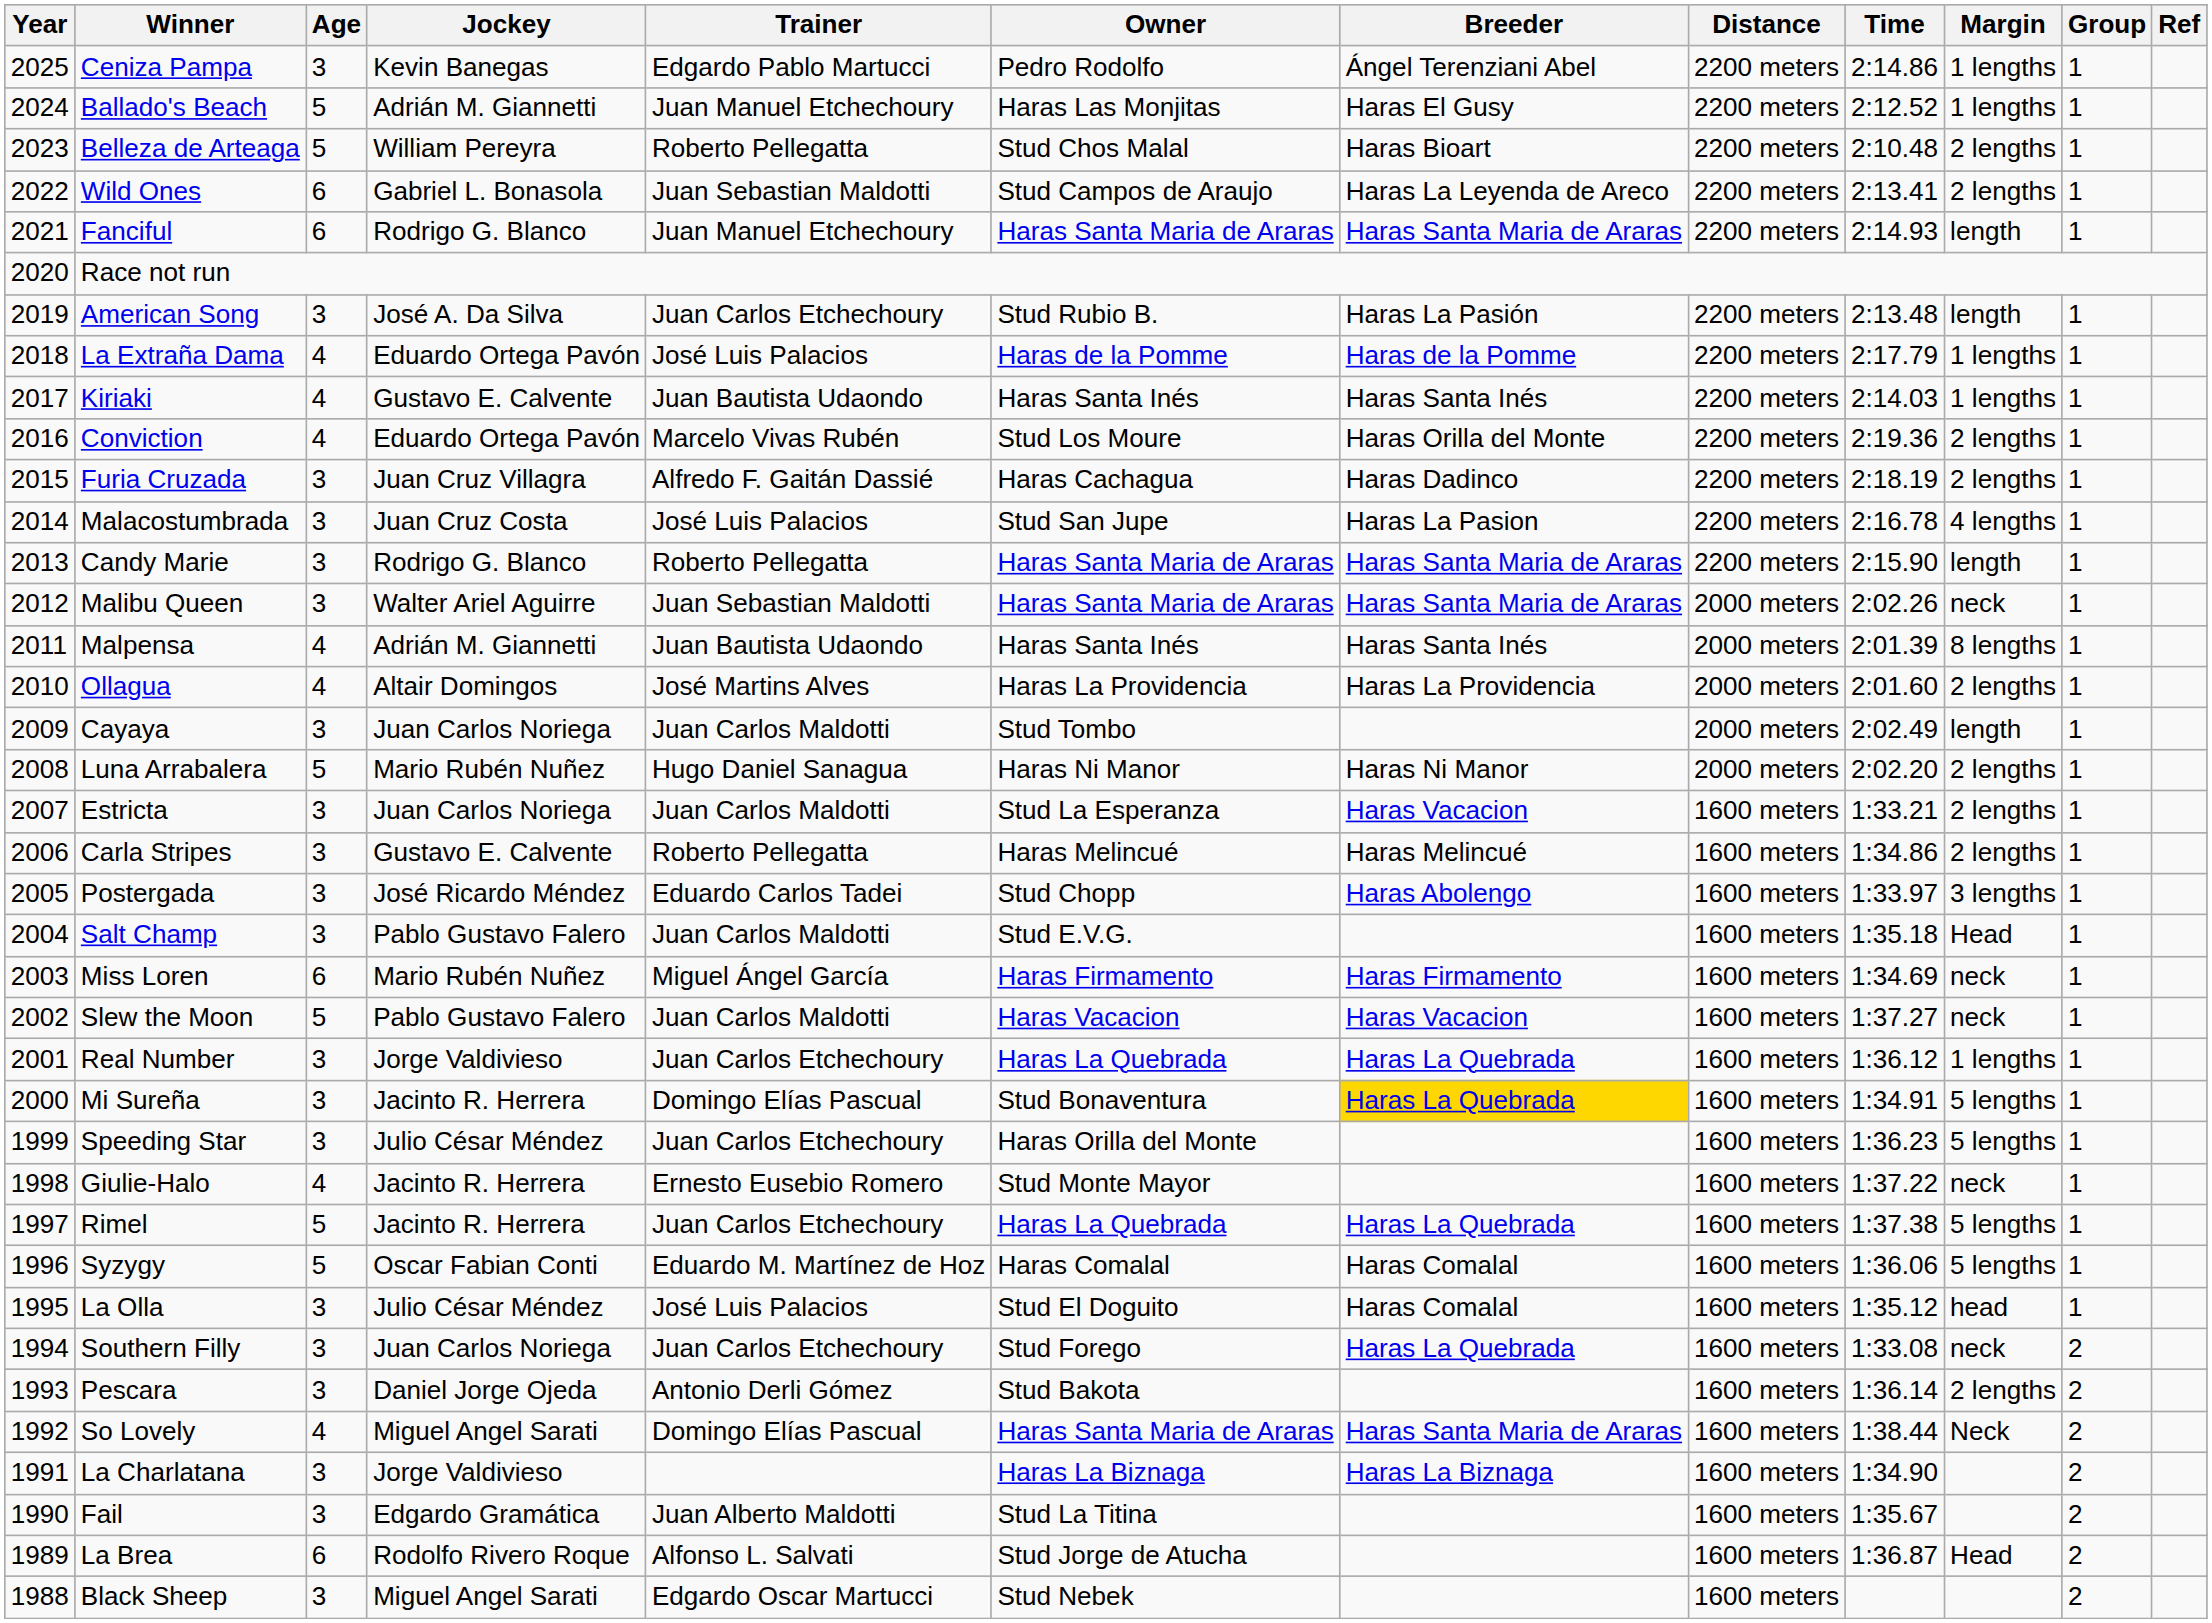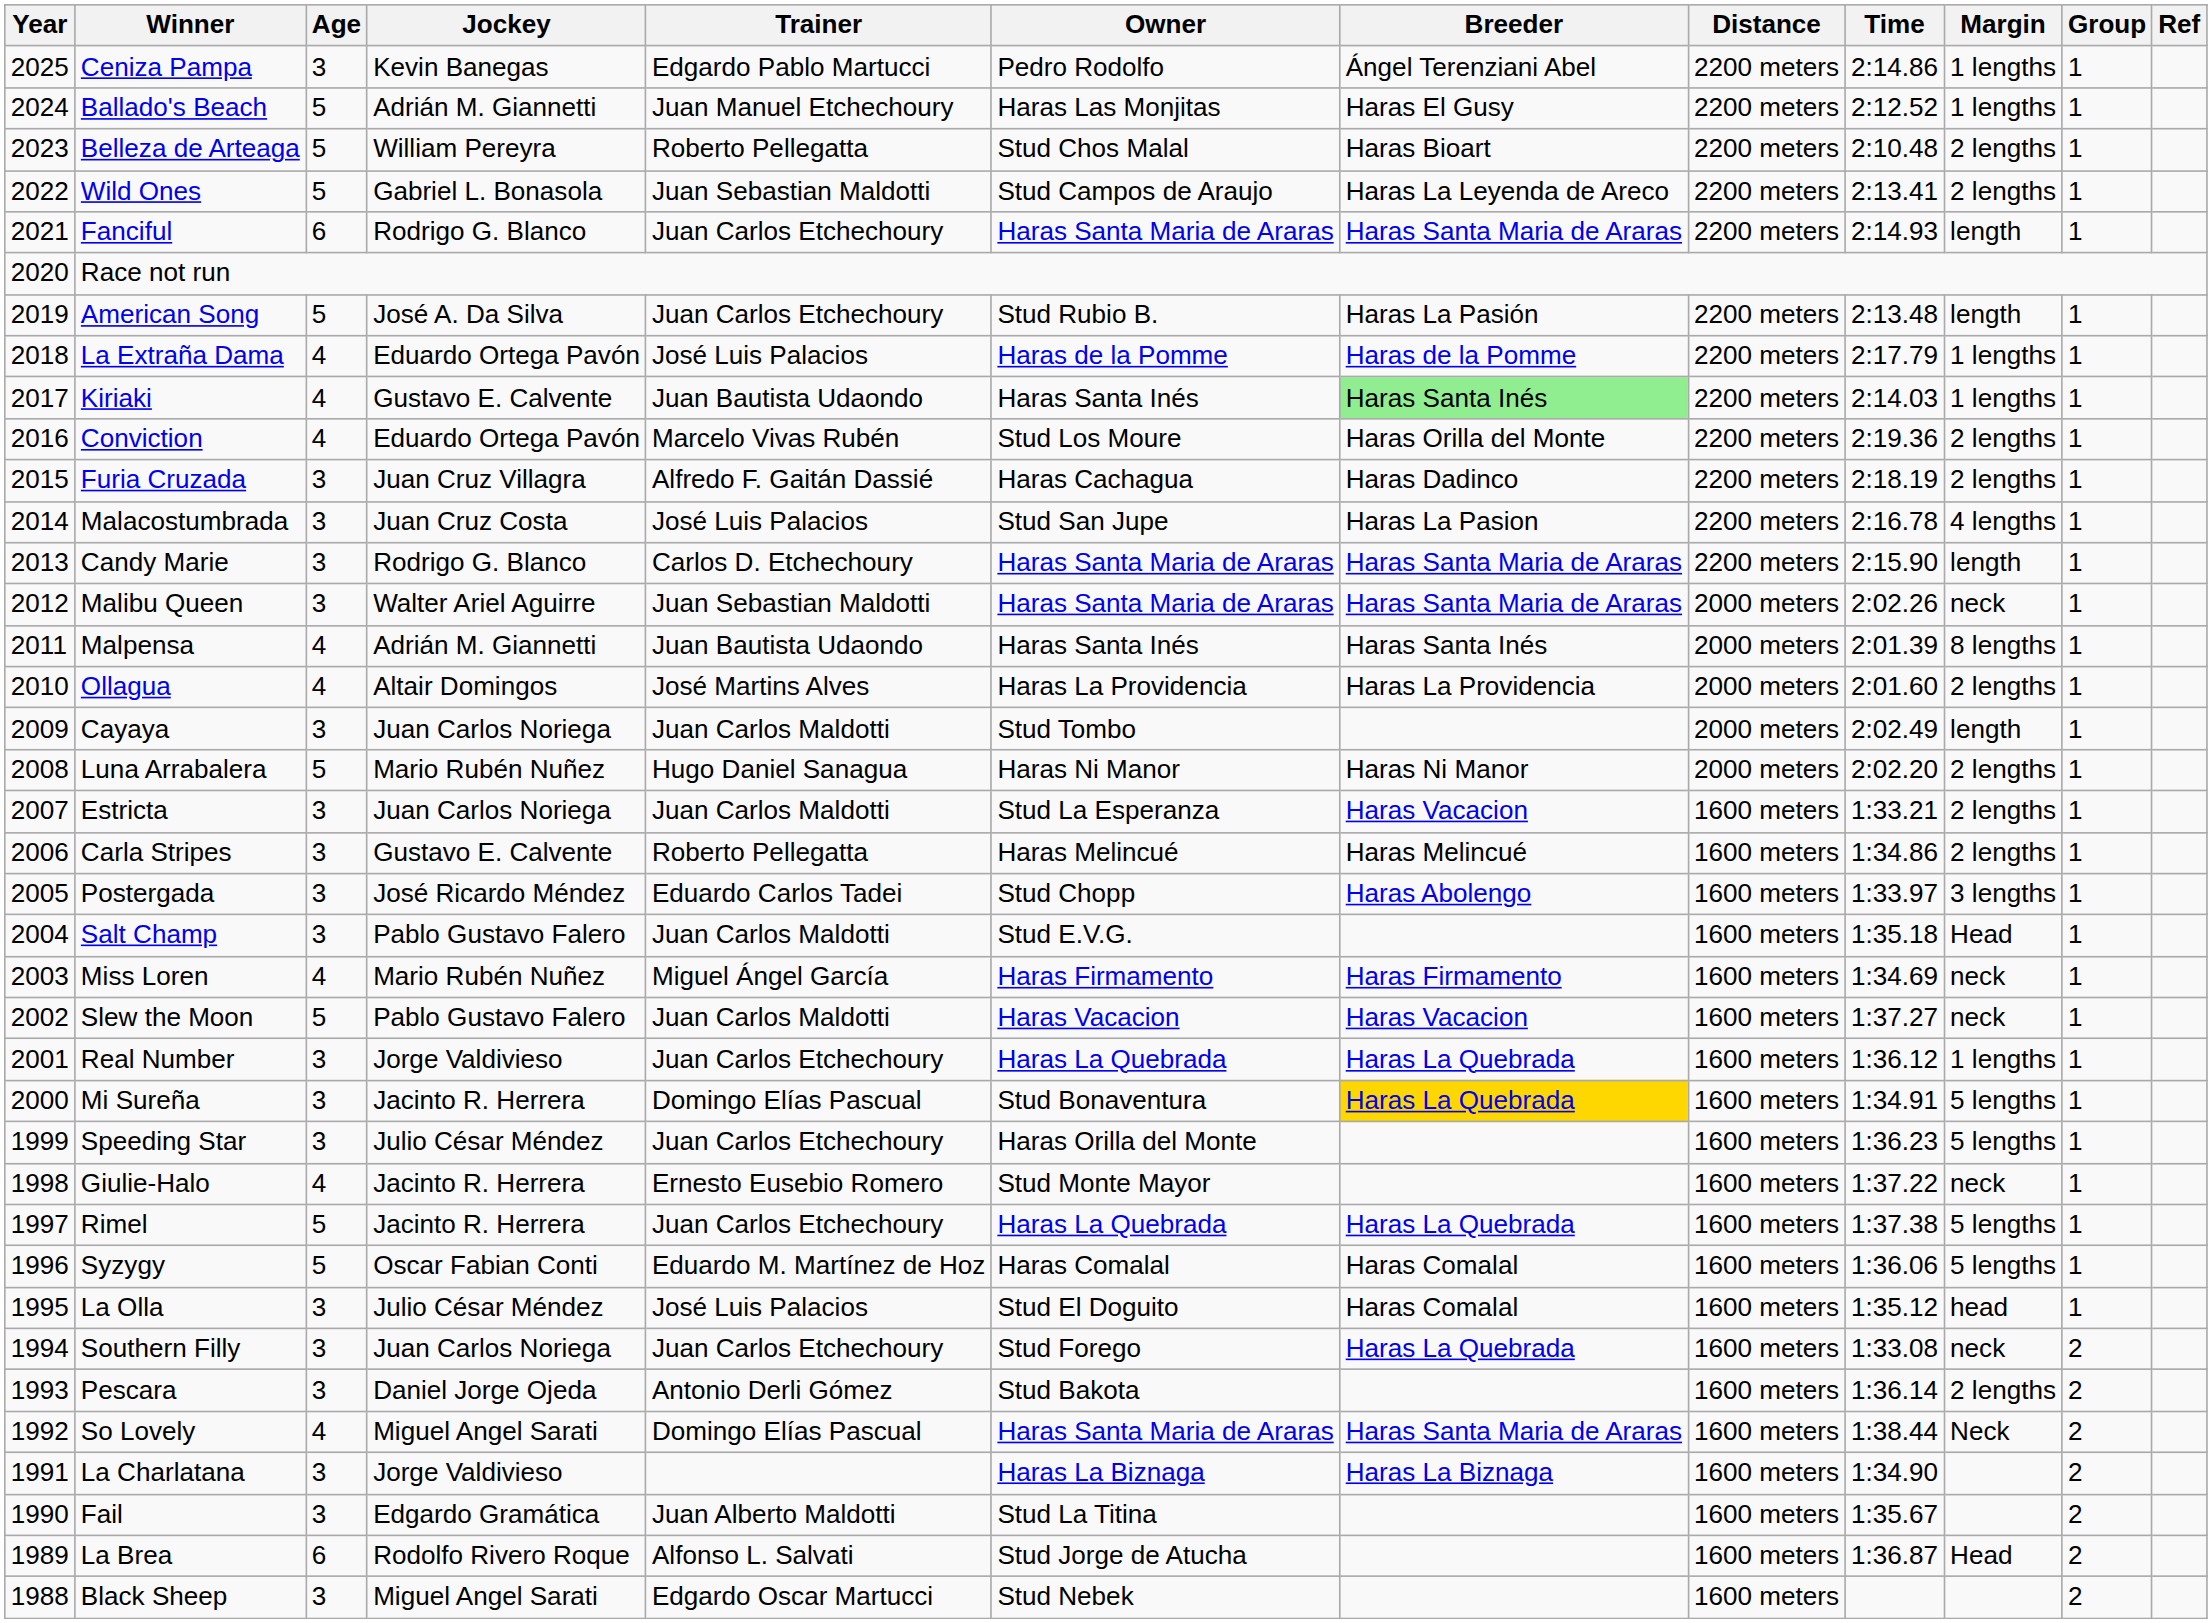(319, 190) 6 -> (319, 190) 5
(803, 231) Juan Manuel Etchechoury -> (798, 231) Juan Carlos Etchechoury
(319, 314) 3 -> (319, 314) 5
(1446, 397) no background -> (1446, 397) lightgreen background
(760, 562) Roberto Pellegatta -> (782, 562) Carlos D. Etchechoury
(319, 976) 6 -> (319, 976) 4
